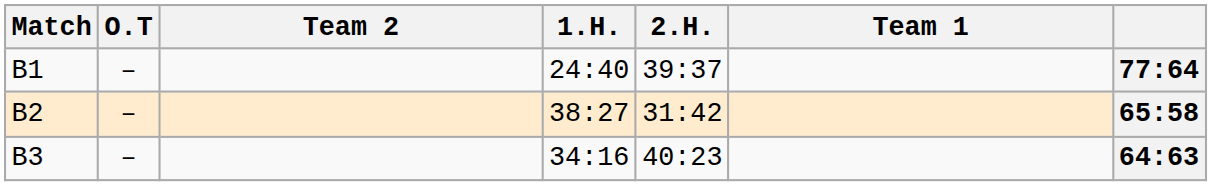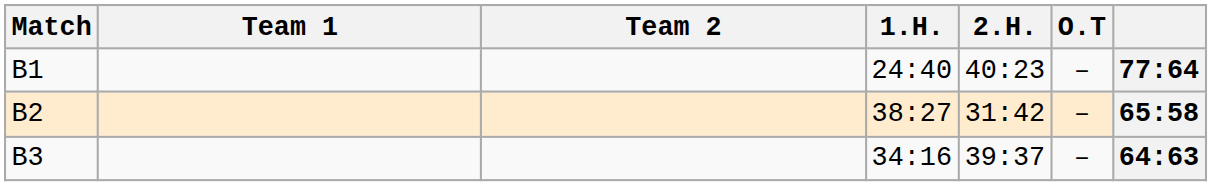columns swapped: (921, 27) <-> (129, 27)
(682, 70) 39:37 -> (1005, 70) 40:23
(682, 158) 40:23 -> (1005, 158) 39:37
